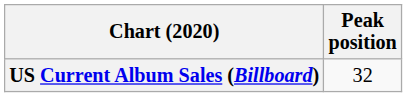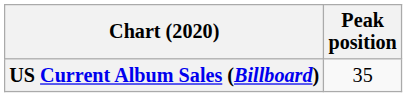(363, 75) 32 -> (363, 75) 35
